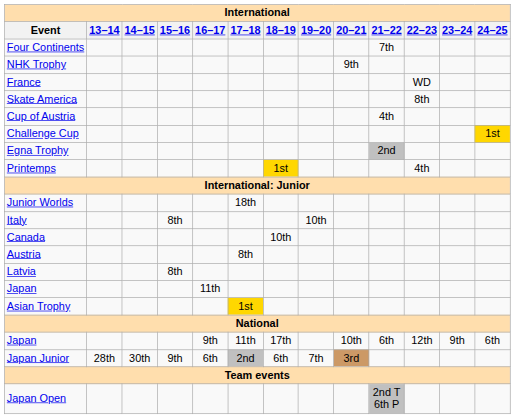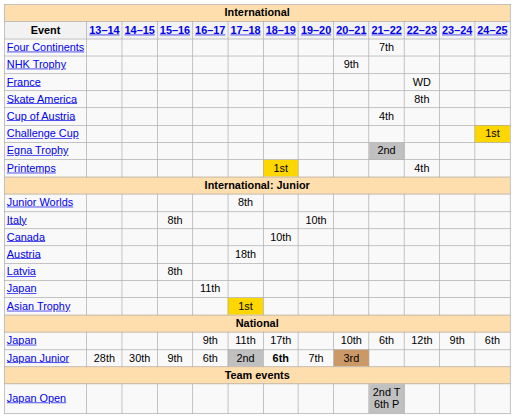(246, 202) 18th -> (246, 202) 8th
(246, 254) 8th -> (246, 254) 18th
(281, 358) normal -> (281, 358) bold
